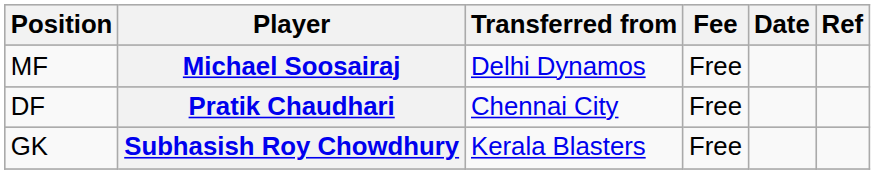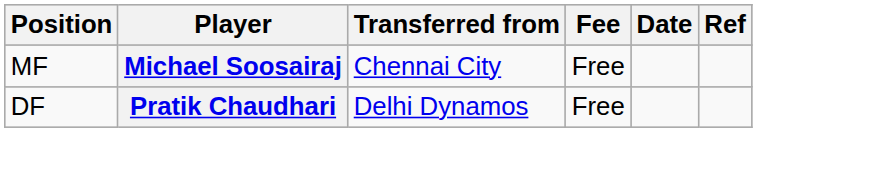(558, 65) Delhi Dynamos -> (427, 65) Chennai City
(545, 106) Chennai City -> (441, 106) Delhi Dynamos
- row: (292, 147)
